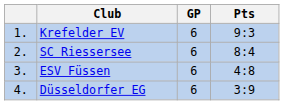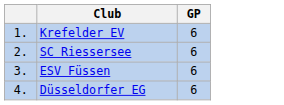- column: (244, 14)
